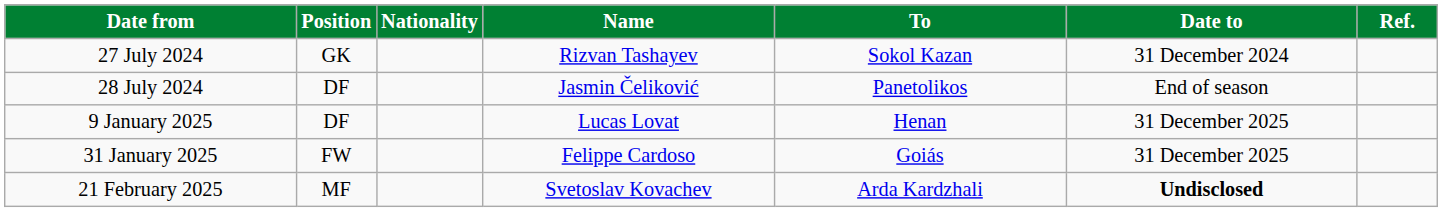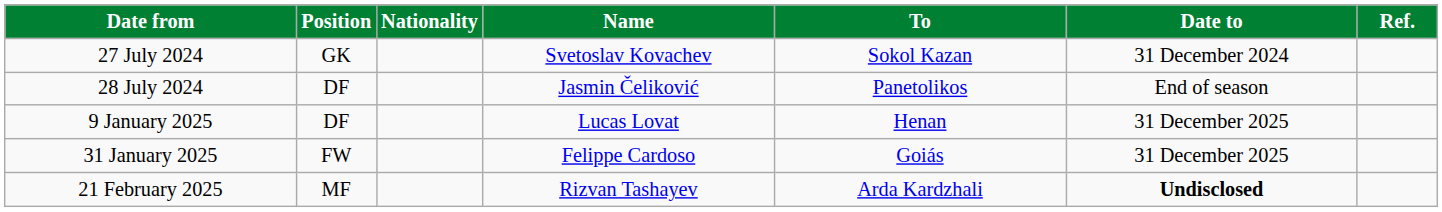(628, 55) Rizvan Tashayev -> (628, 55) Svetoslav Kovachev
(628, 189) Svetoslav Kovachev -> (628, 189) Rizvan Tashayev
